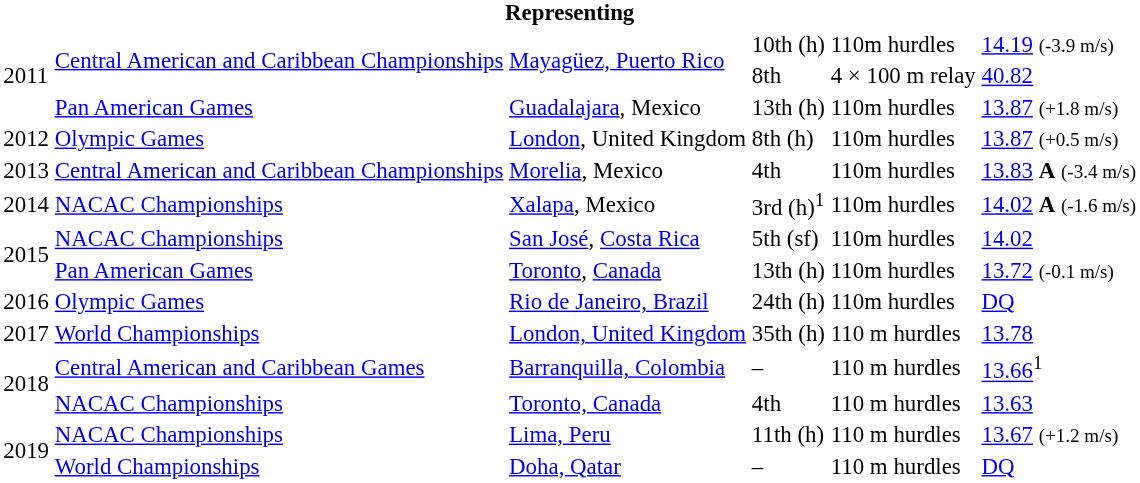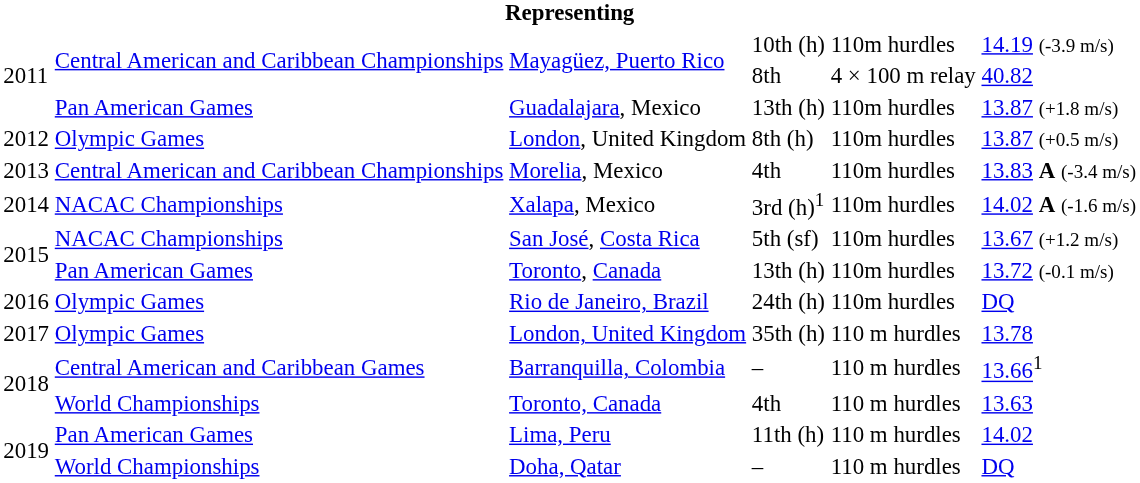(1007, 239) 14.02 -> (1050, 239) 13.67 (+1.2 m/s)
(157, 333) World Championships -> (129, 333) Olympic Games
(169, 402) NACAC Championships -> (157, 402) World Championships
(169, 434) NACAC Championships -> (154, 434) Pan American Games
(1050, 434) 13.67 (+1.2 m/s) -> (1007, 434) 14.02
